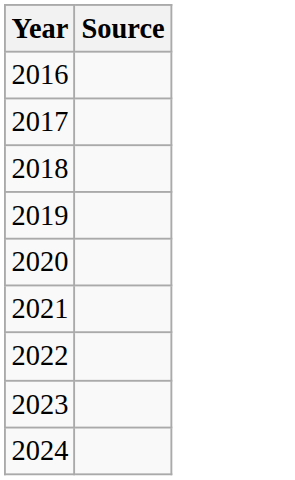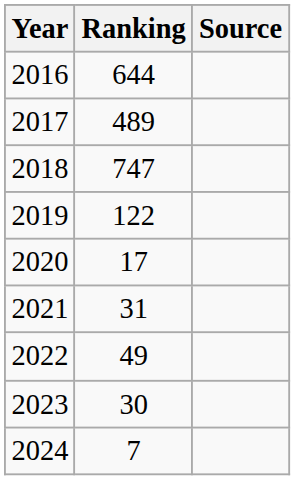+ column: (134, 28)
